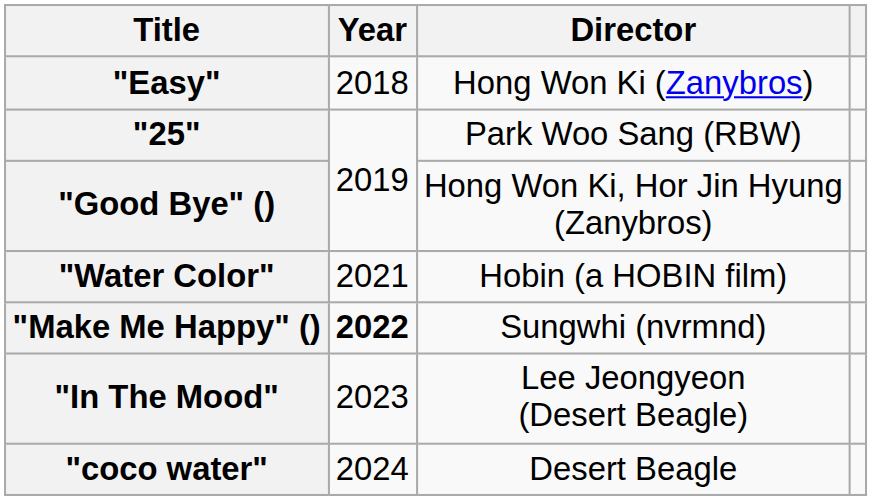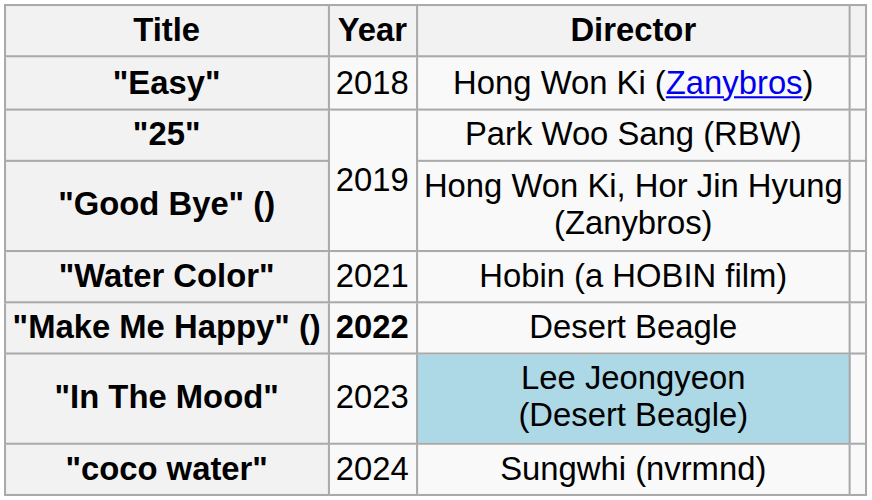(633, 327) Sungwhi (nvrmnd) -> (633, 327) Desert Beagle
(633, 397) no background -> (633, 397) lightblue background
(633, 468) Desert Beagle -> (633, 468) Sungwhi (nvrmnd)
